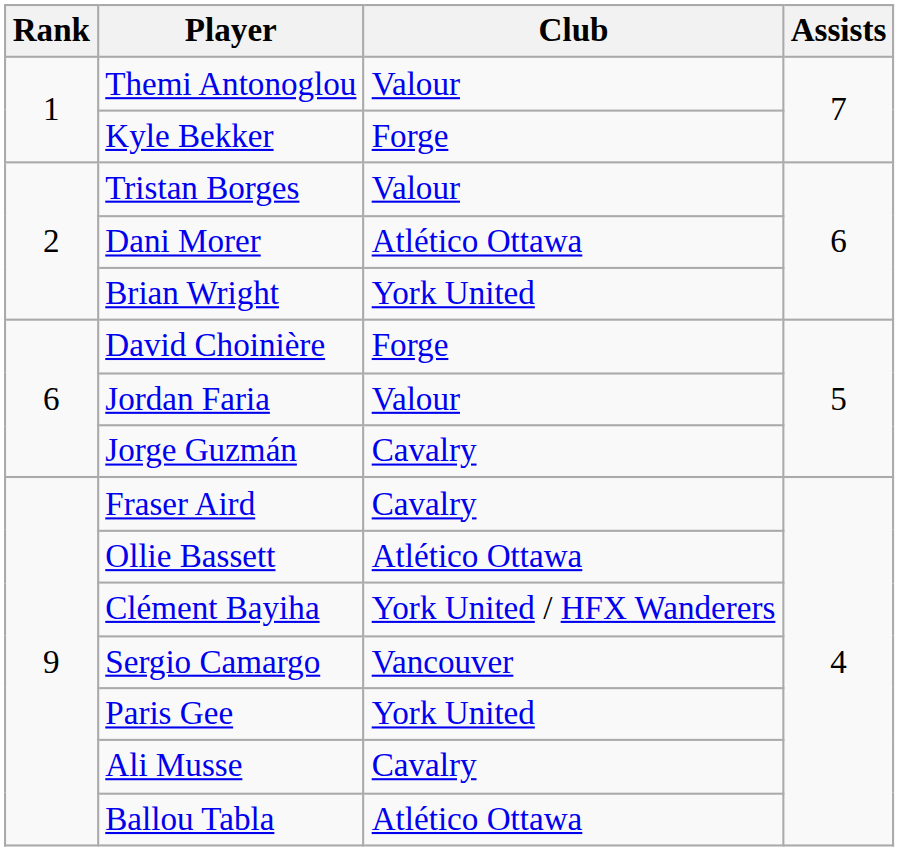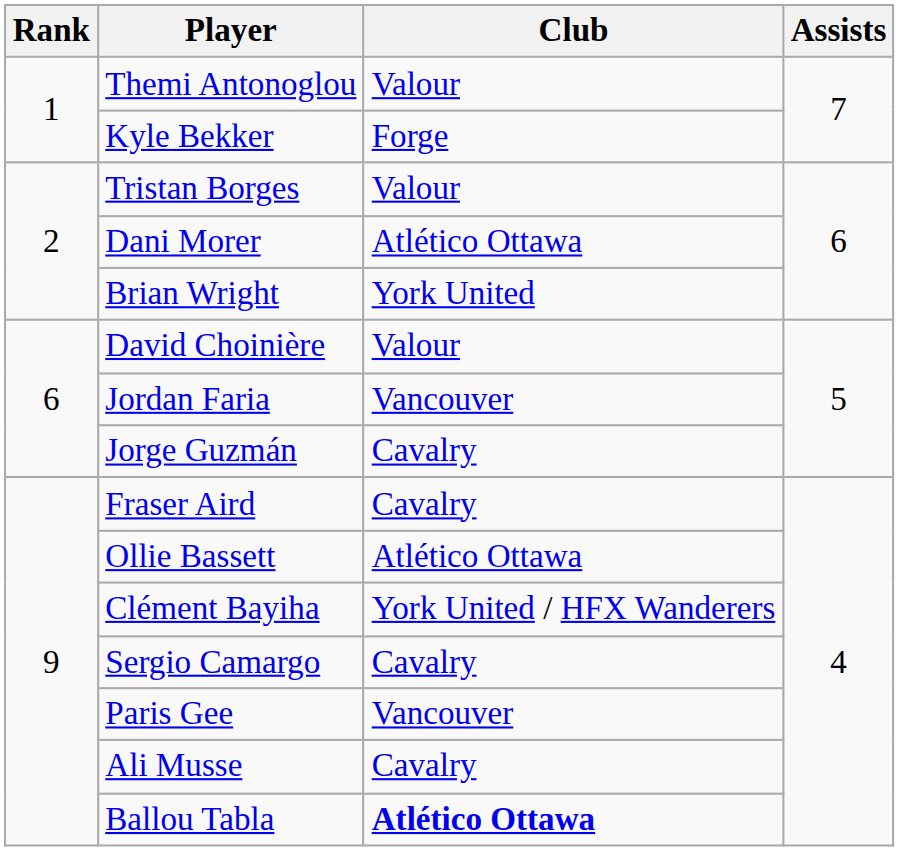(410, 345) Forge -> (416, 345) Valour
(416, 398) Valour -> (443, 398) Vancouver
(443, 661) Vancouver -> (424, 661) Cavalry
(453, 713) York United -> (443, 713) Vancouver
(477, 818) normal -> (483, 818) bold
